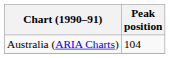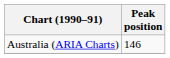(132, 44) 104 -> (132, 44) 146
